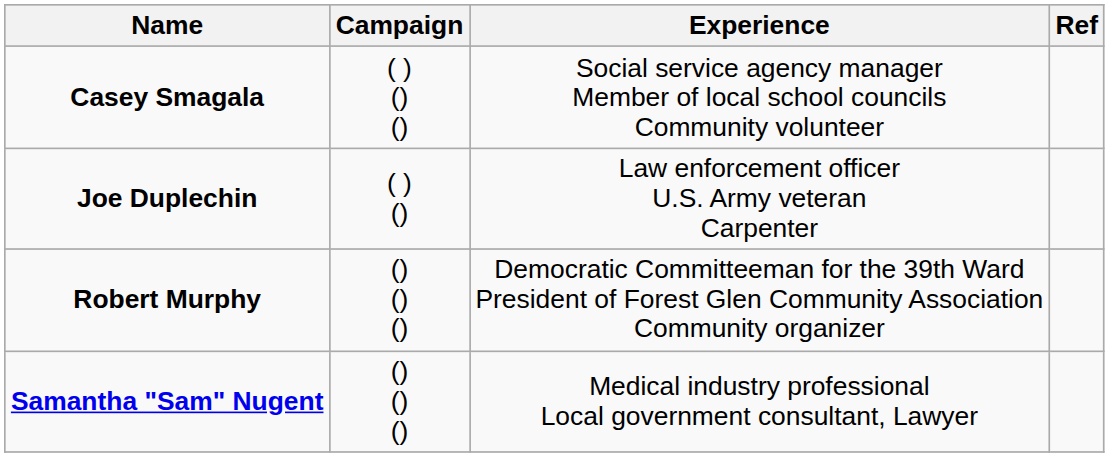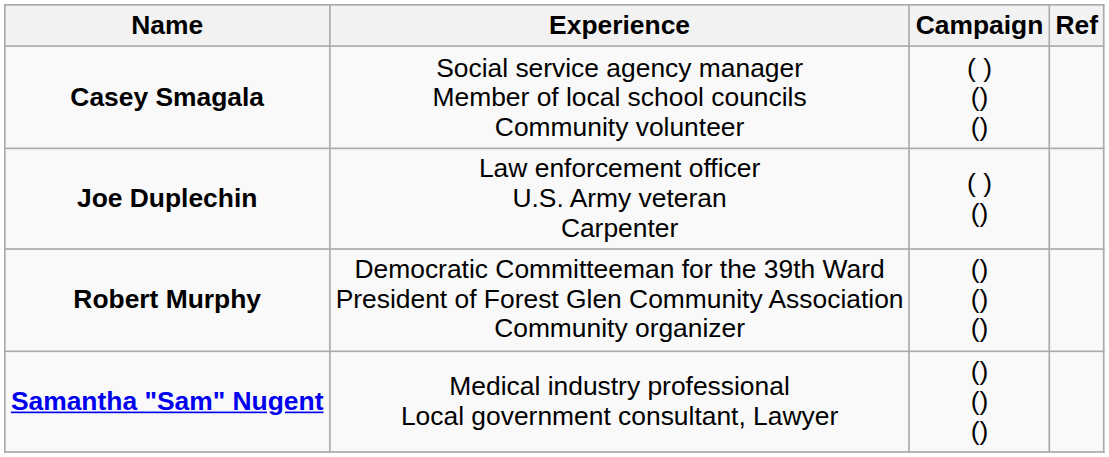columns swapped: (759, 25) <-> (399, 25)
